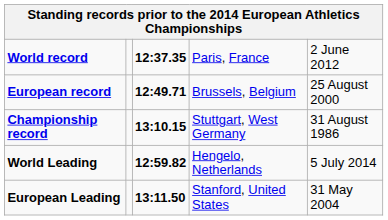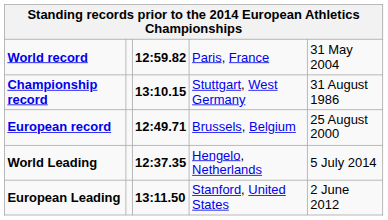(161, 57) 12:37.35 -> (161, 57) 12:59.82
(330, 57) 2 June 2012 -> (332, 57) 31 May 2004
rows swapped: (59, 92) <-> (52, 127)
(161, 162) 12:59.82 -> (161, 162) 12:37.35
(332, 197) 31 May 2004 -> (330, 197) 2 June 2012
